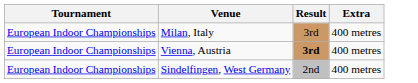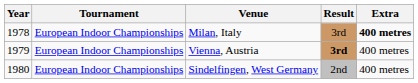+ column: (18, 13)
(356, 32) normal -> (385, 32) bold
